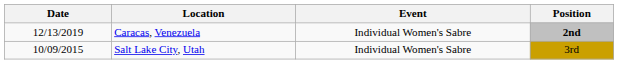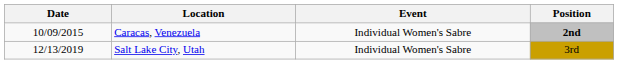(58, 32) 12/13/2019 -> (58, 32) 10/09/2015
(58, 50) 10/09/2015 -> (58, 50) 12/13/2019
